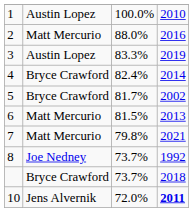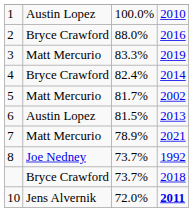(64, 34) Matt Mercurio -> (67, 34) Bryce Crawford
(61, 55) Austin Lopez -> (64, 55) Matt Mercurio
(67, 95) Bryce Crawford -> (64, 95) Matt Mercurio
(64, 116) Matt Mercurio -> (61, 116) Austin Lopez
(131, 136) 79.8% -> (131, 136) 78.9%
